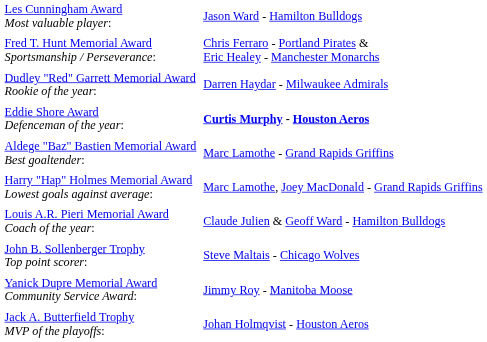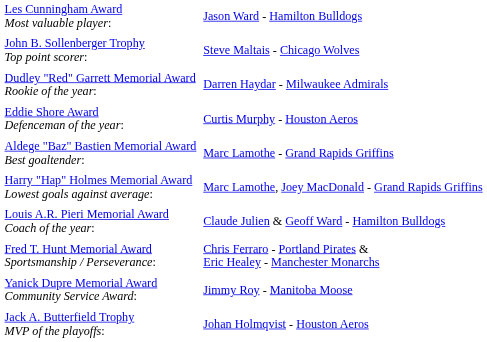rows swapped: (75, 255) <-> (80, 50)
(286, 118) bold -> (281, 118) normal
